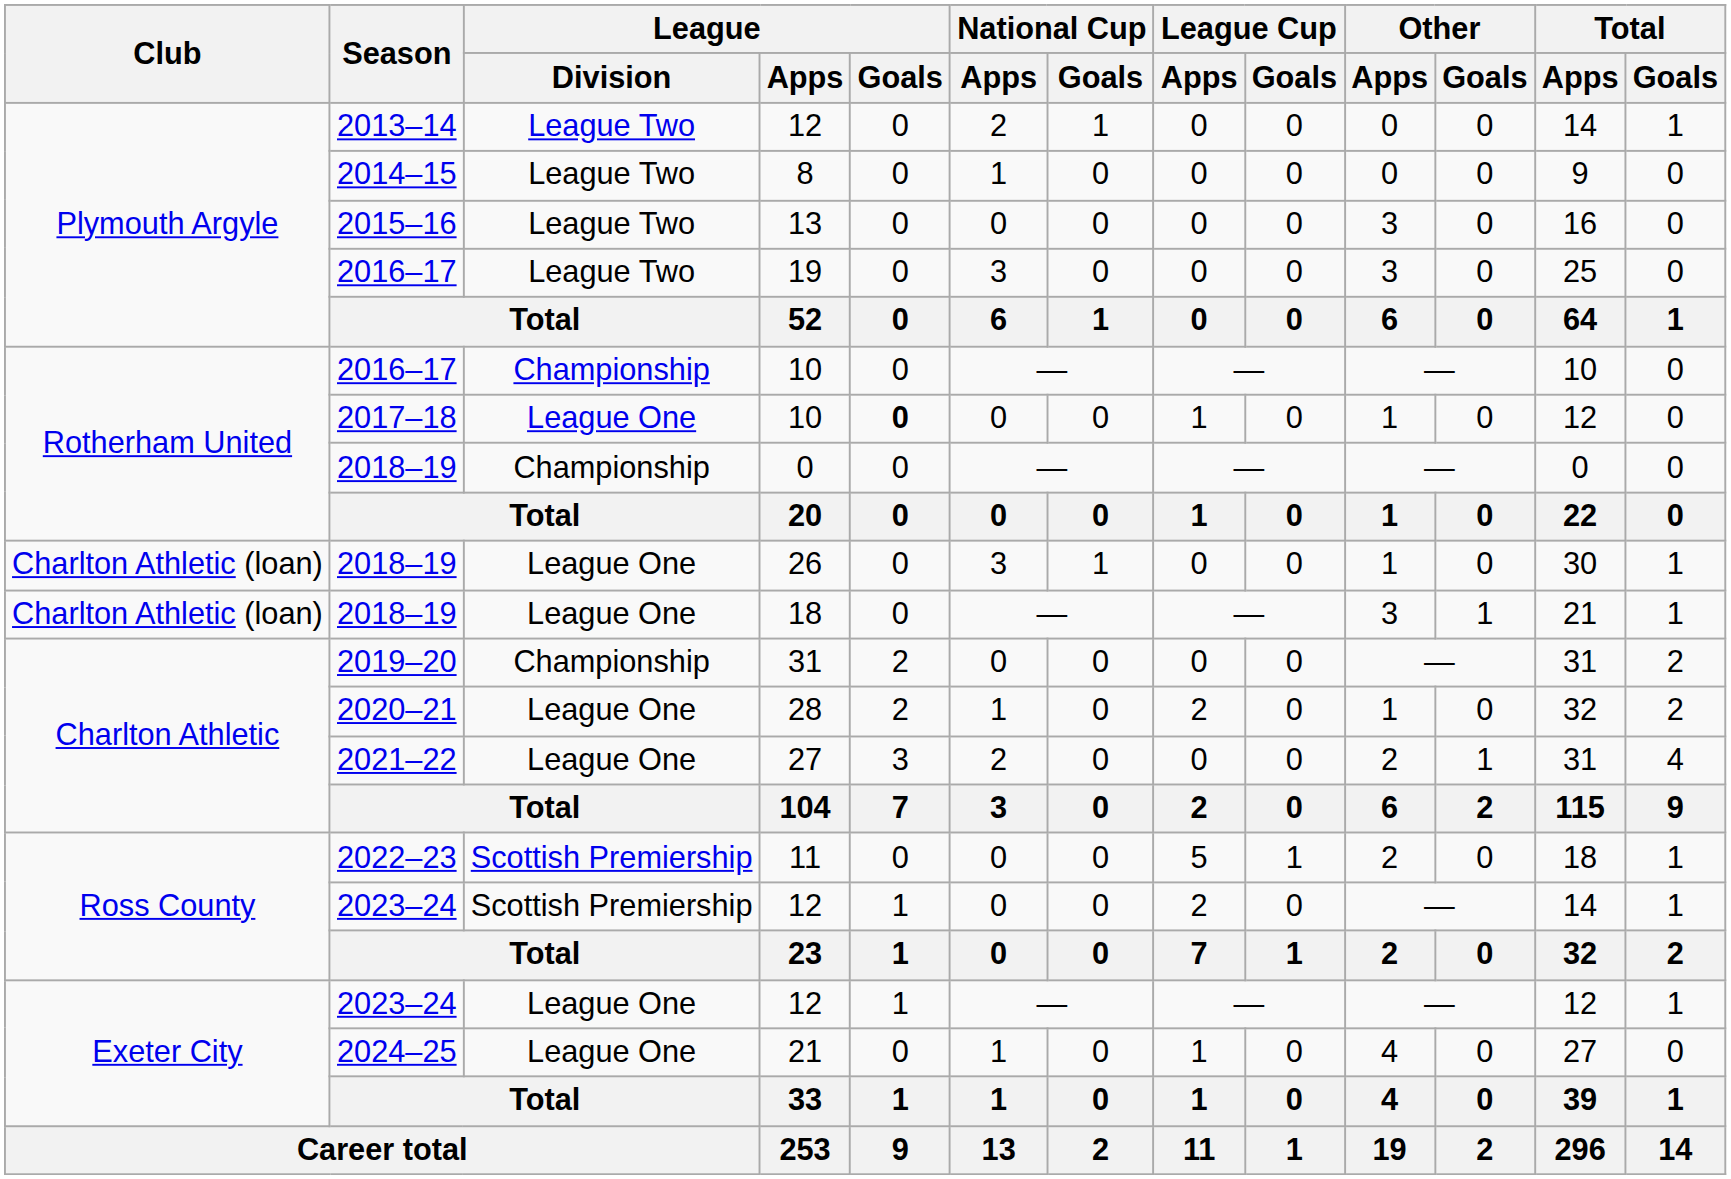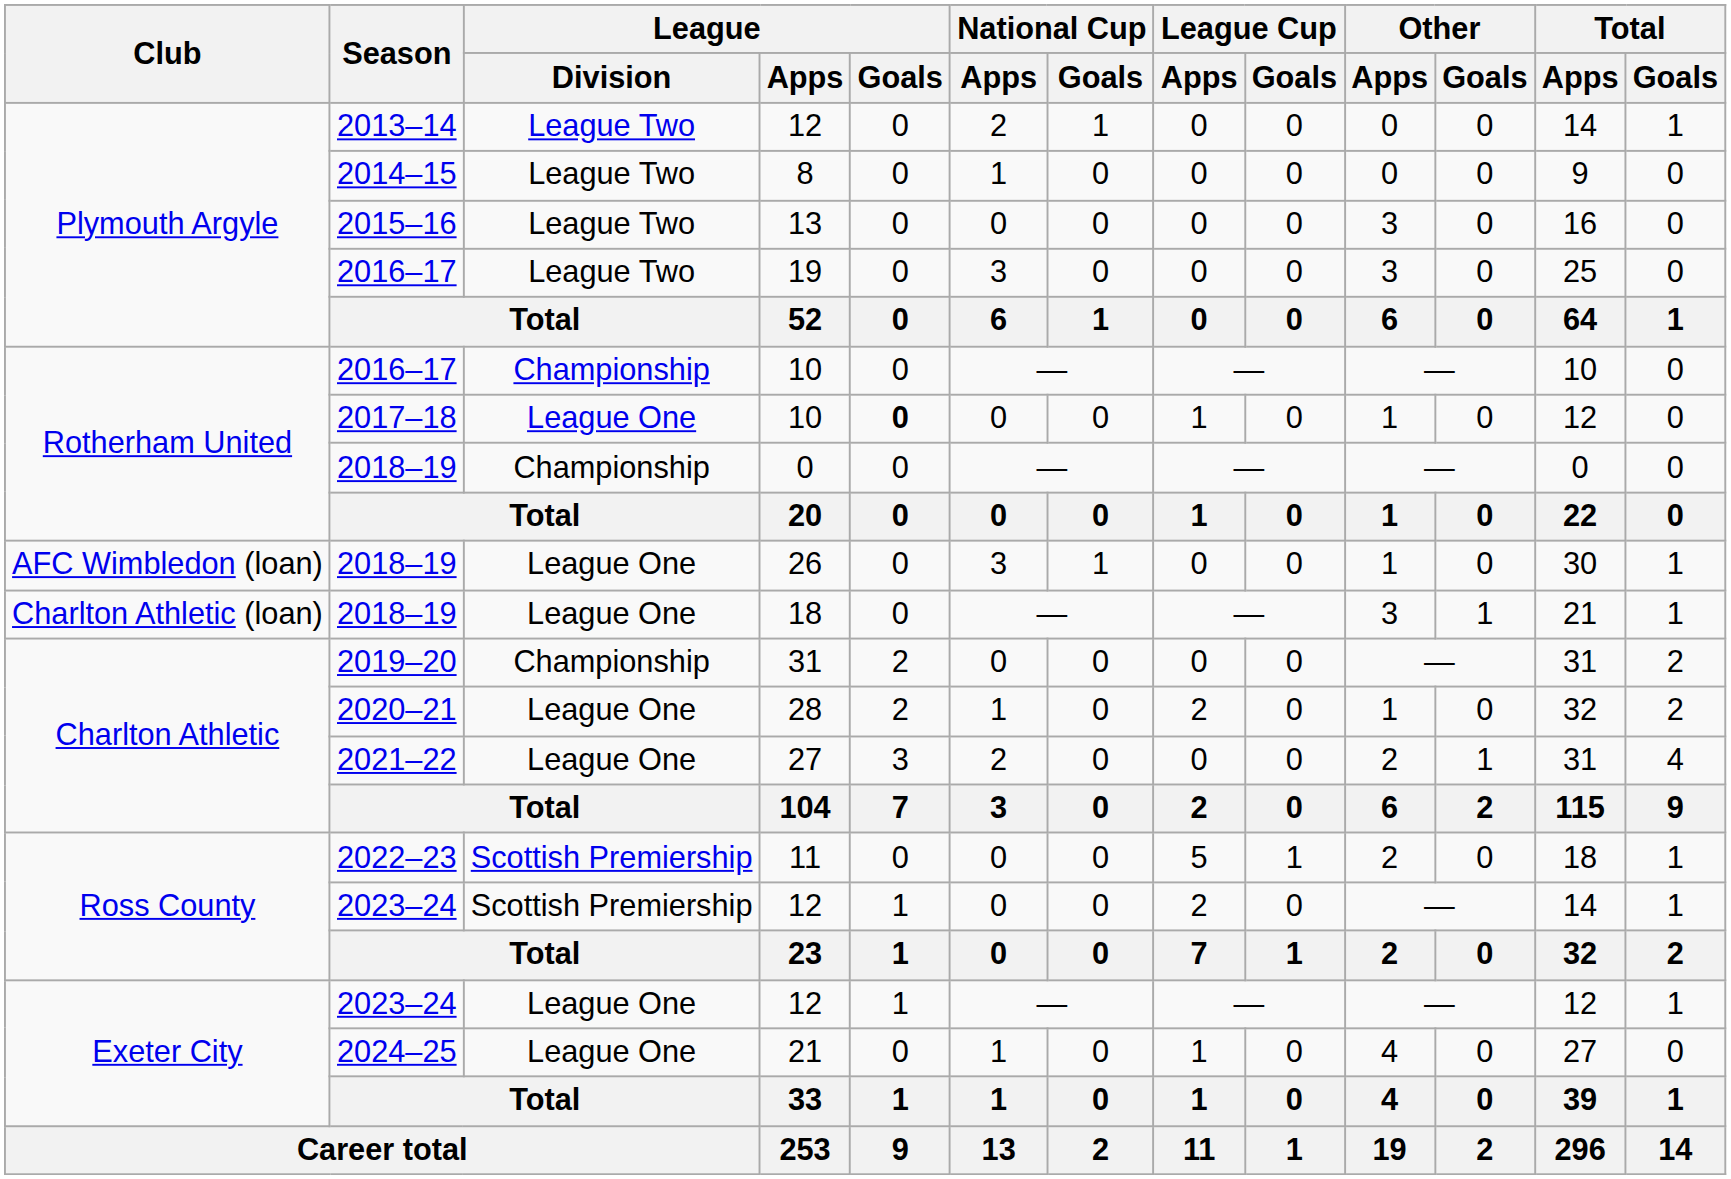(167, 564) Charlton Athletic (loan) -> (167, 564) AFC Wimbledon (loan)
